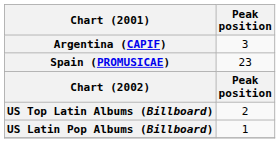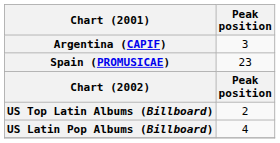(245, 129) 1 -> (245, 129) 4
